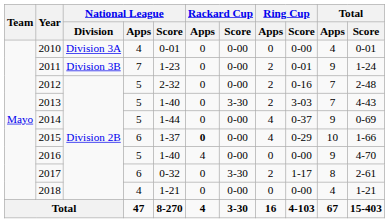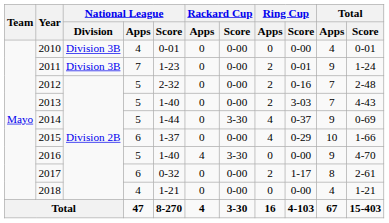(94, 48) Division 3A -> (93, 48) Division 3B
(238, 102) 3-30 -> (237, 102) 0-00
(238, 119) 0-00 -> (237, 119) 3-30
(203, 137) bold -> (202, 137) normal
(238, 155) 0-00 -> (237, 155) 3-30
(238, 173) 3-30 -> (237, 173) 0-00
